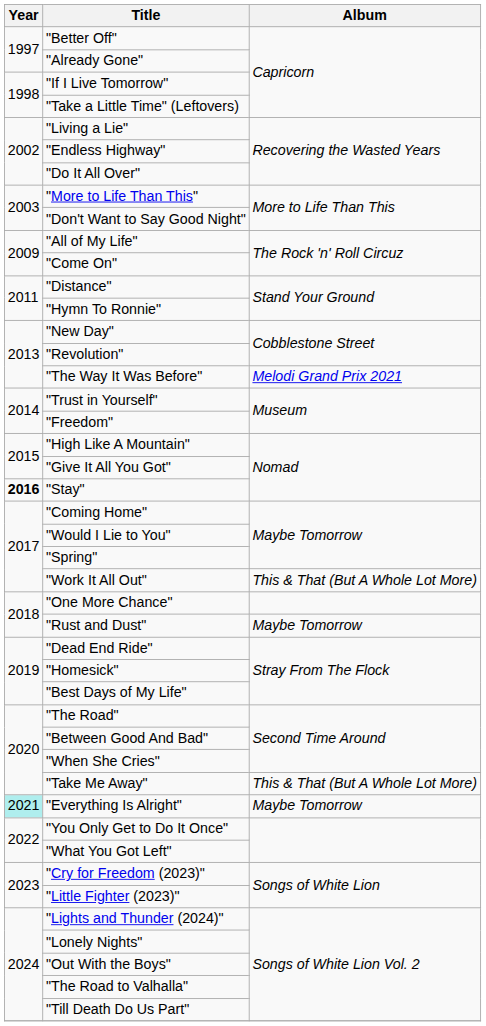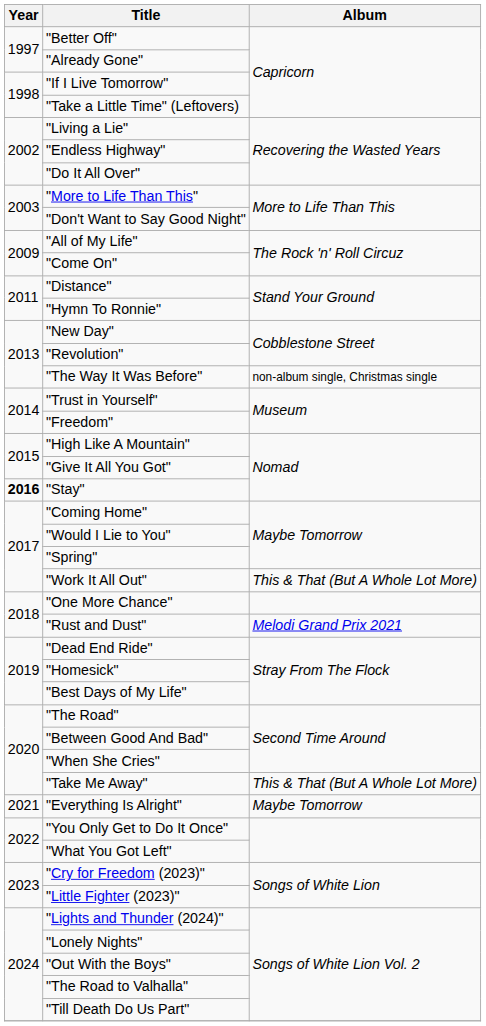(327, 377) Melodi Grand Prix 2021 -> (345, 378) non-album single, Christmas single
(307, 625) Maybe Tomorrow -> (327, 625) Melodi Grand Prix 2021
(24, 806) paleturquoise background -> (24, 806) no background
